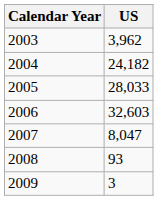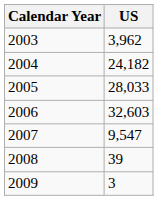(125, 135) 8,047 -> (125, 135) 9,547
(116, 159) 93 -> (116, 159) 39
